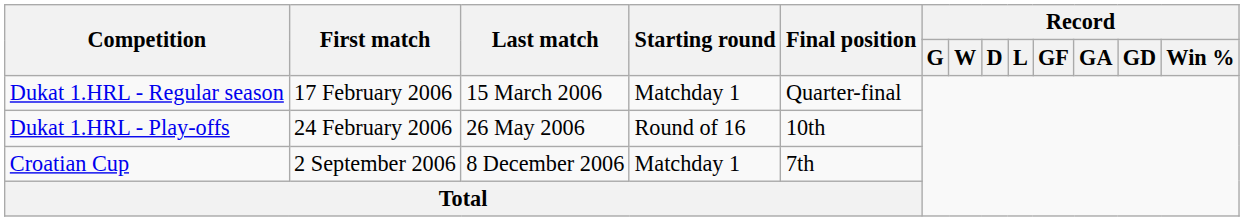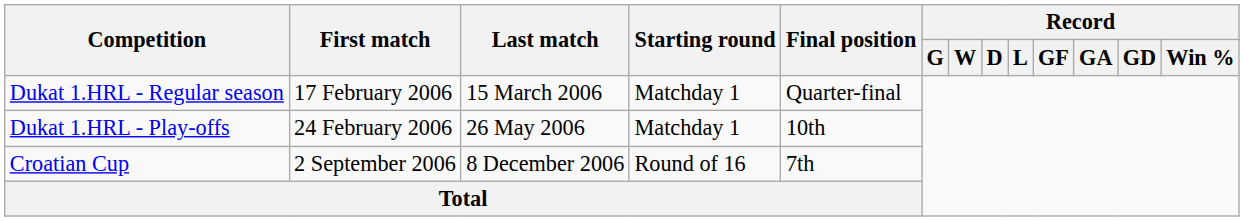(690, 127) Round of 16 -> (687, 127) Matchday 1
(687, 163) Matchday 1 -> (690, 163) Round of 16
